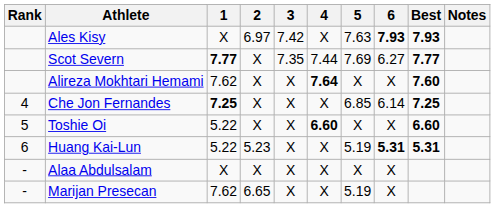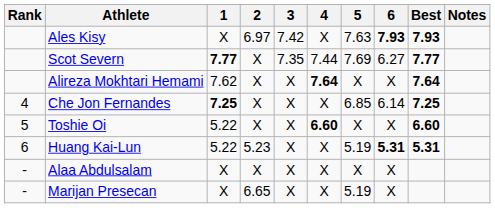(426, 81) 7.60 -> (426, 81) 7.64
(224, 192) 7.62 -> (224, 192) X
